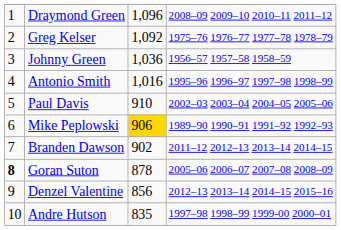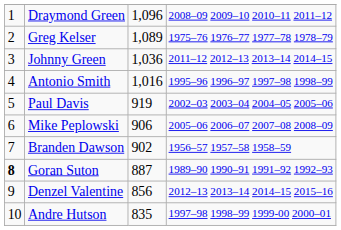(147, 37) 1,092 -> (147, 37) 1,089
(230, 59) 1956–57 1957–58 1958–59 -> (251, 59) 2011–12 2012–13 2013–14 2014–15
(142, 103) 910 -> (142, 103) 919
(142, 125) gold background -> (142, 125) no background
(251, 125) 1989–90 1990–91 1991–92 1992–93 -> (251, 125) 2005–06 2006–07 2007–08 2008–09
(251, 147) 2011–12 2012–13 2013–14 2014–15 -> (230, 147) 1956–57 1957–58 1958–59
(142, 170) 878 -> (142, 170) 887
(251, 170) 2005–06 2006–07 2007–08 2008–09 -> (251, 170) 1989–90 1990–91 1991–92 1992–93
